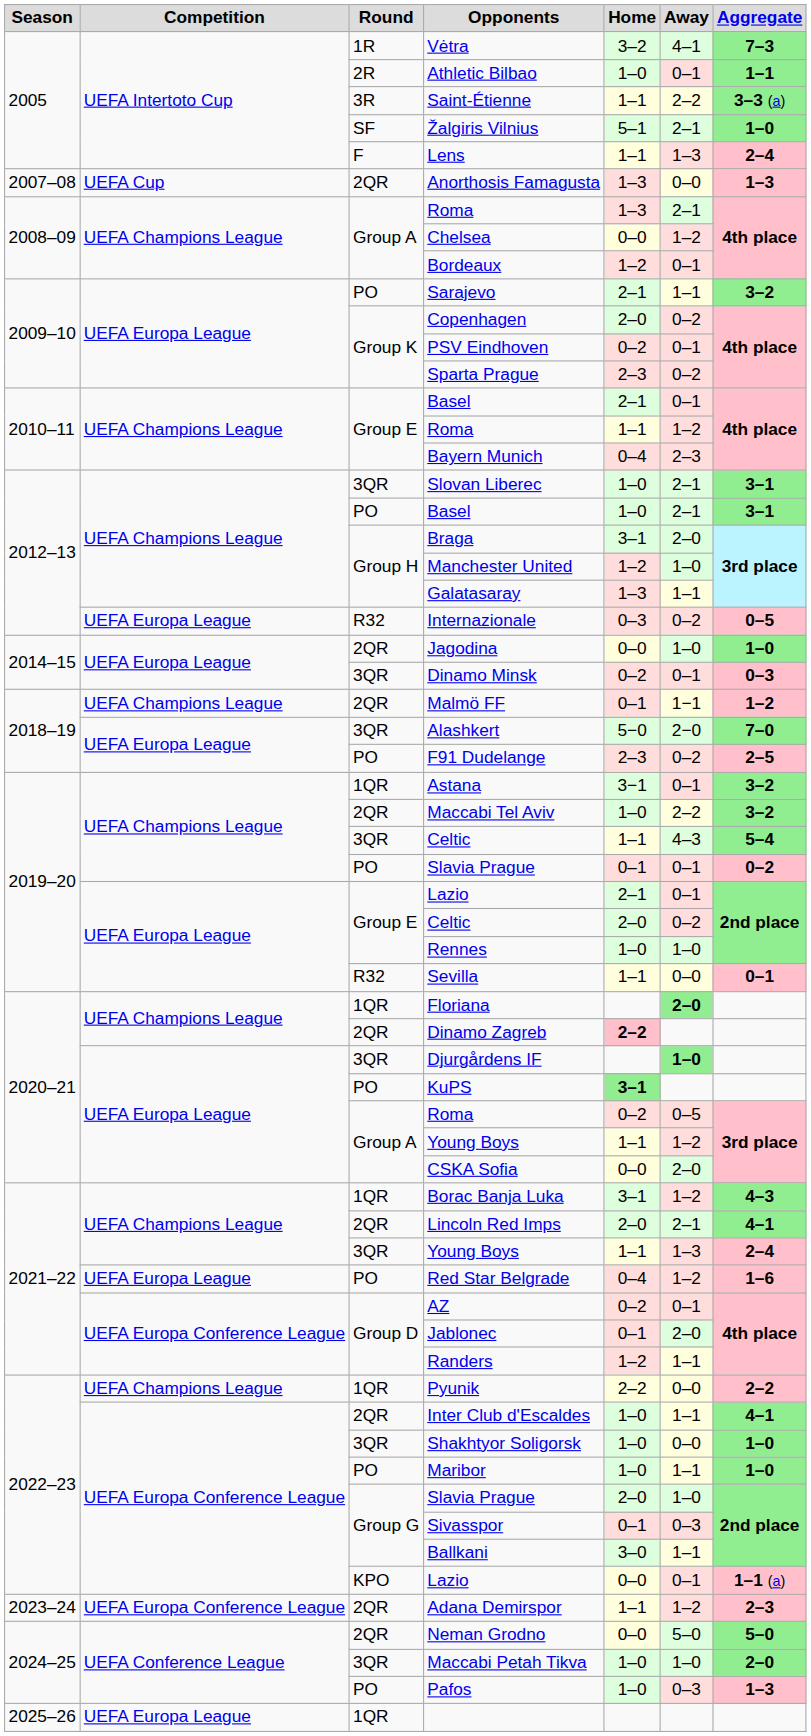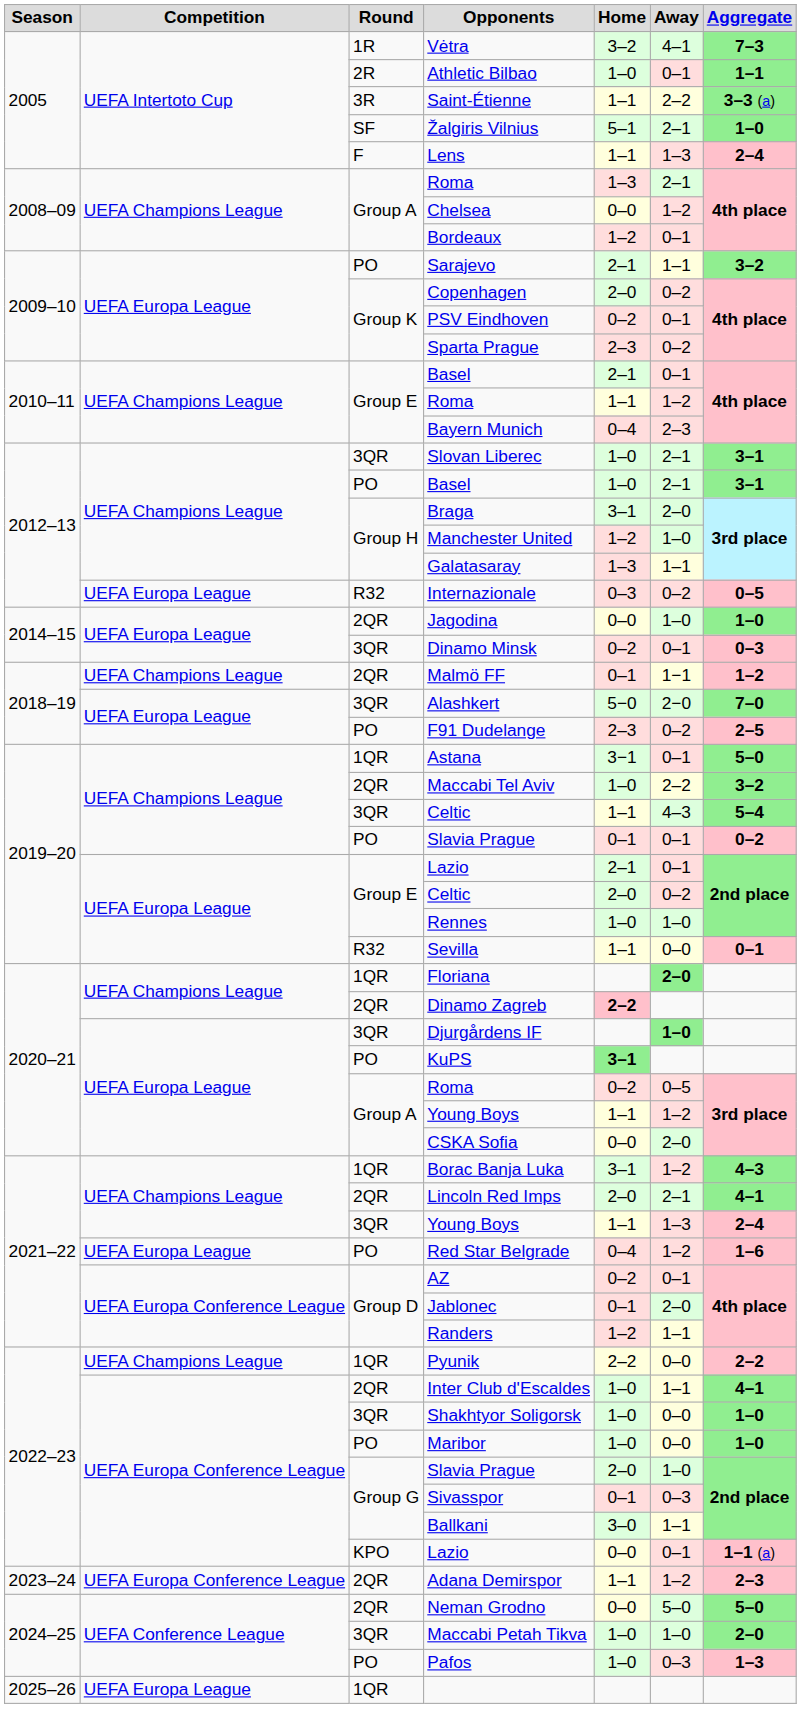- row: (371, 182)
(760, 785) 3–2 -> (749, 758) 5–0
(687, 1470) 1–1 -> (676, 1443) 0–0
